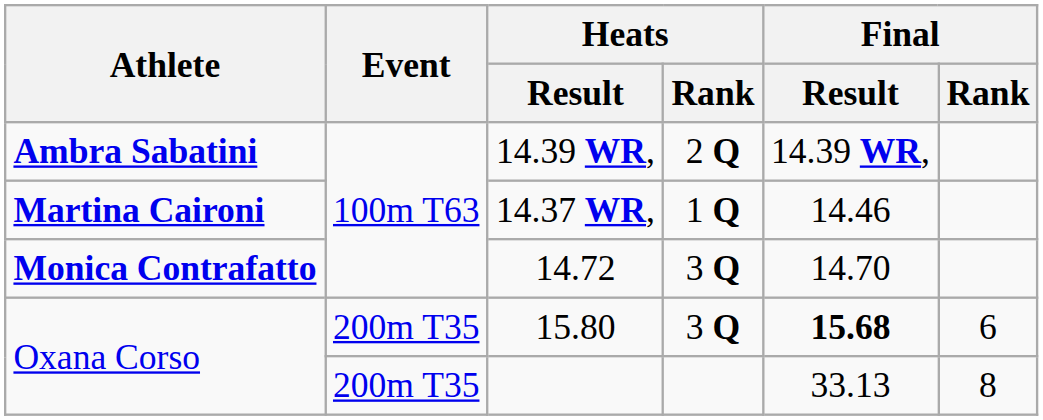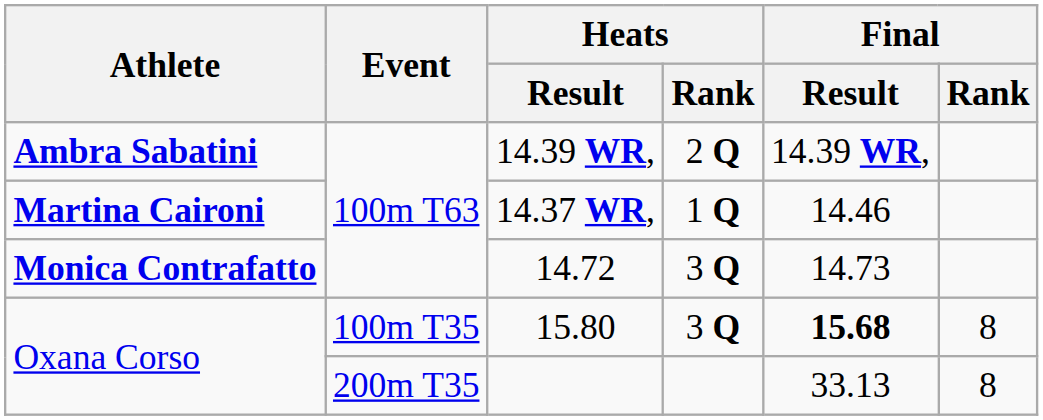(850, 268) 14.70 -> (850, 268) 14.73
(406, 327) 200m T35 -> (406, 327) 100m T35
(988, 327) 6 -> (988, 327) 8
